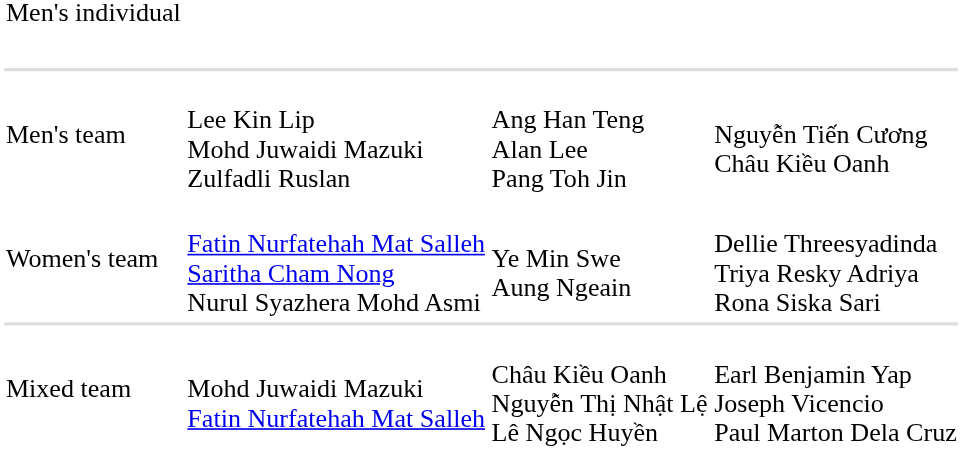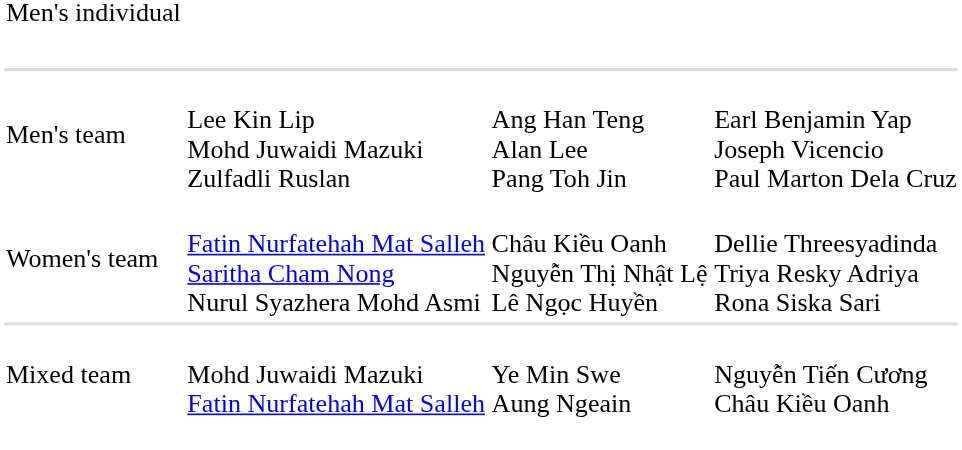(821, 149) Nguyễn Tiến Cương Châu Kiều Oanh -> (835, 149) Earl Benjamin Yap Joseph Vicencio Paul Marton Dela Cruz
(561, 273) Ye Min Swe Aung Ngeain -> (600, 273) Châu Kiều Oanh Nguyễn Thị Nhật Lệ Lê Ngọc Huyền
(600, 403) Châu Kiều Oanh Nguyễn Thị Nhật Lệ Lê Ngọc Huyền -> (561, 388) Ye Min Swe Aung Ngeain
(835, 403) Earl Benjamin Yap Joseph Vicencio Paul Marton Dela Cruz -> (821, 388) Nguyễn Tiến Cương Châu Kiều Oanh
